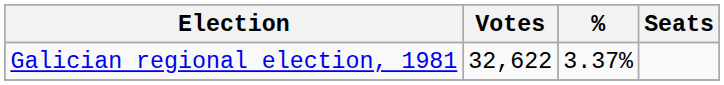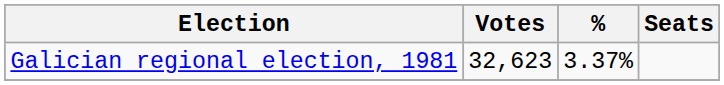(510, 62) 32,622 -> (510, 62) 32,623
